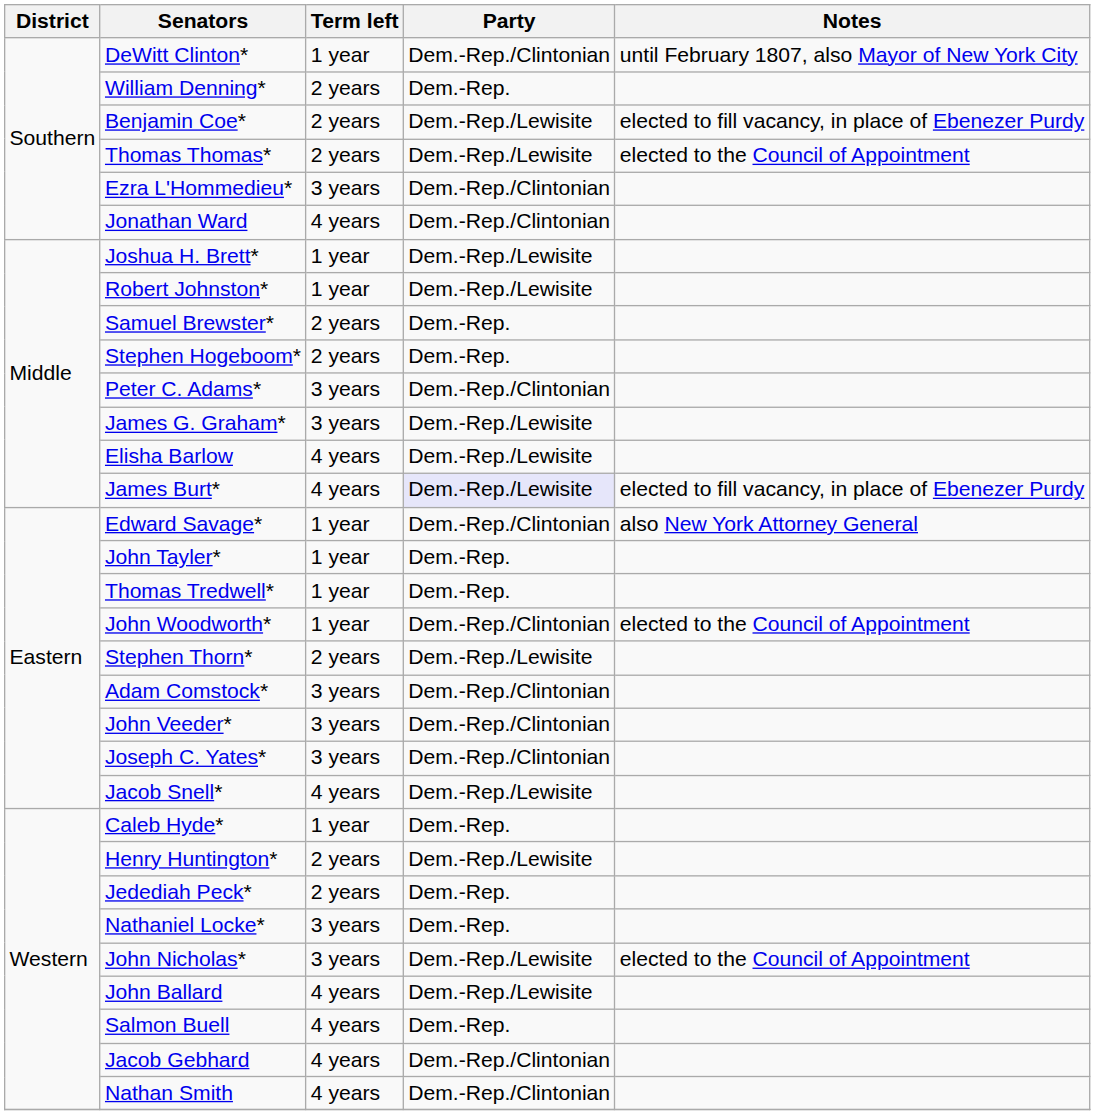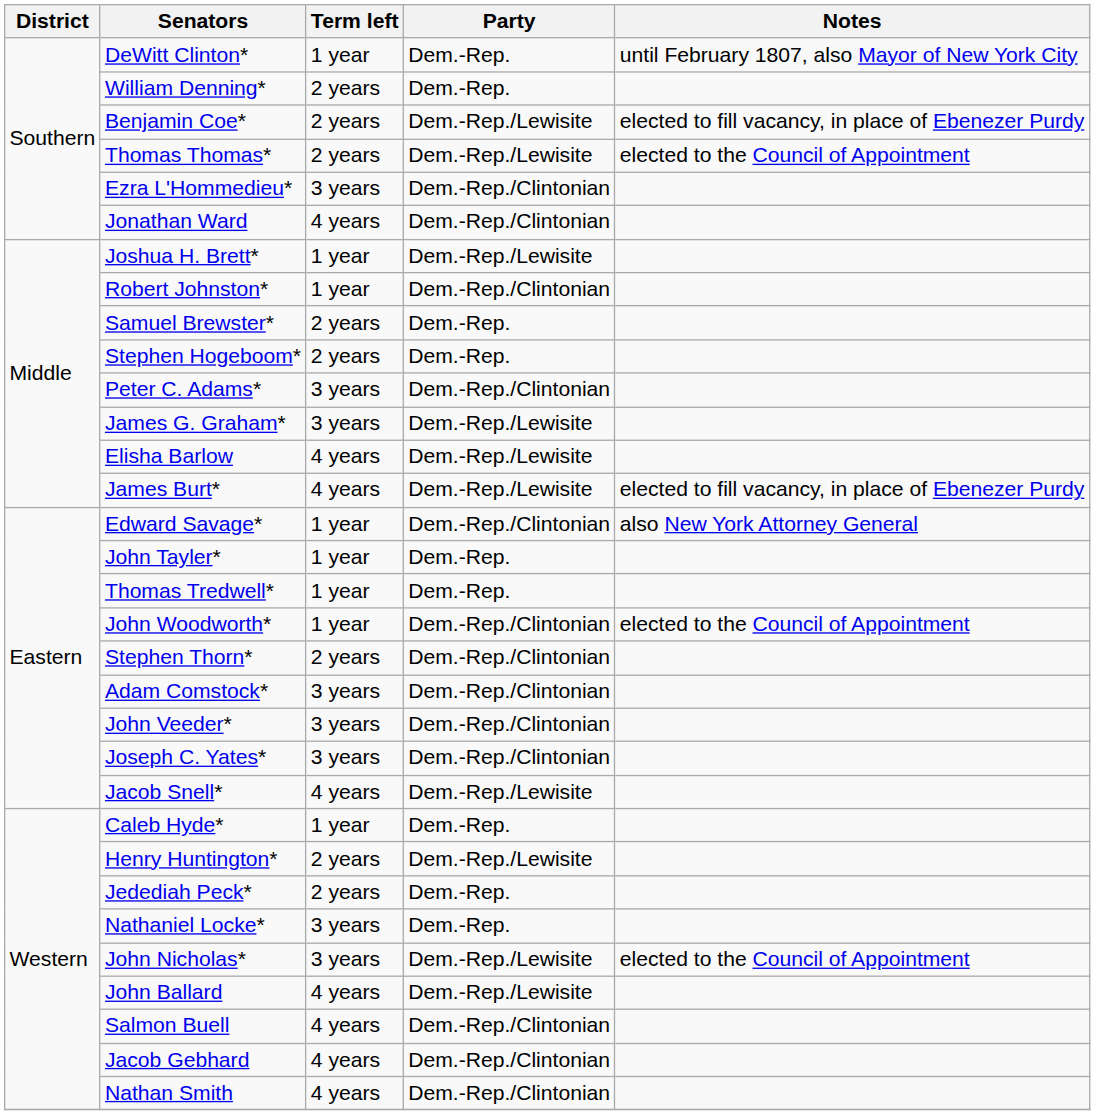(509, 54) Dem.-Rep./Clintonian -> (459, 54) Dem.-Rep.
(500, 289) Dem.-Rep./Lewisite -> (509, 289) Dem.-Rep./Clintonian
(500, 490) lavender background -> (500, 490) no background
(500, 657) Dem.-Rep./Lewisite -> (509, 657) Dem.-Rep./Clintonian
(459, 1026) Dem.-Rep. -> (509, 1026) Dem.-Rep./Clintonian
